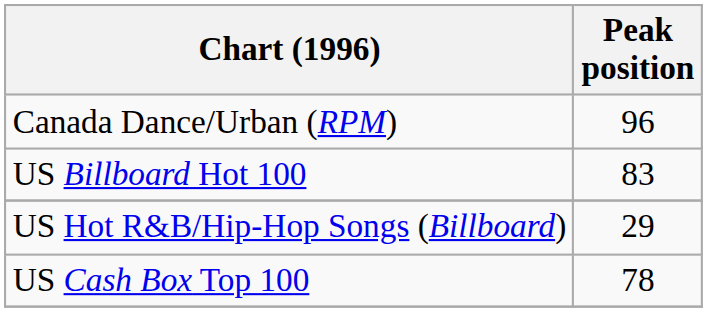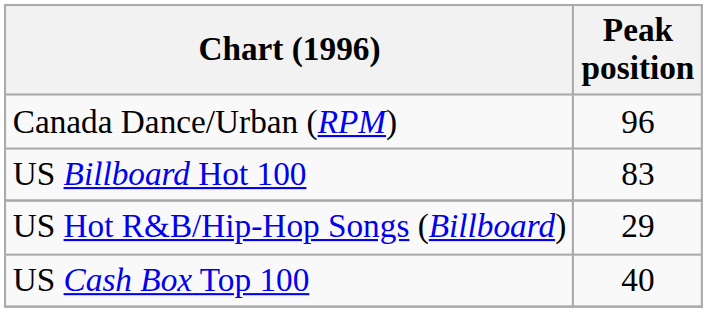(638, 279) 78 -> (638, 279) 40
